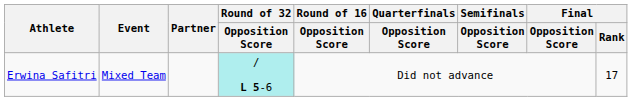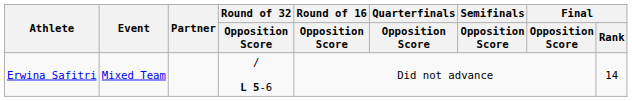(256, 74) paleturquoise background -> (256, 74) no background
(612, 74) 17 -> (612, 74) 14
